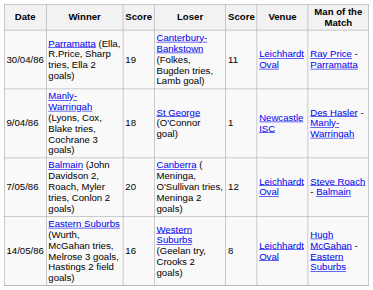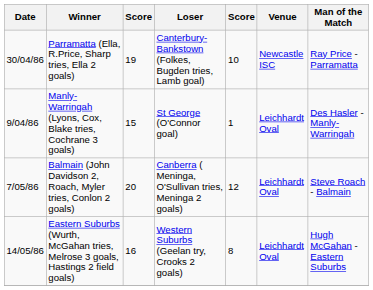(233, 59) 11 -> (233, 59) 10
(282, 59) Leichhardt Oval -> (281, 59) Newcastle ISC
(131, 123) 18 -> (131, 123) 15
(281, 123) Newcastle ISC -> (282, 123) Leichhardt Oval
